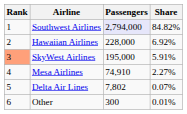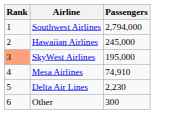- column: (166, 12)
(124, 27) lavender background -> (124, 27) no background
(120, 42) 228,000 -> (120, 42) 245,000
(116, 87) 7,802 -> (116, 87) 2,230
